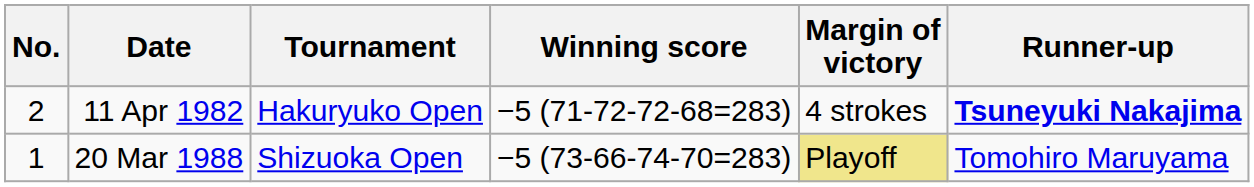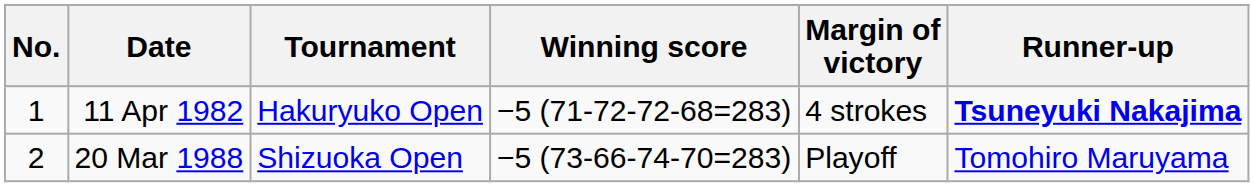(36, 110) 2 -> (36, 110) 1
(36, 158) 1 -> (36, 158) 2
(851, 158) khaki background -> (851, 158) no background
